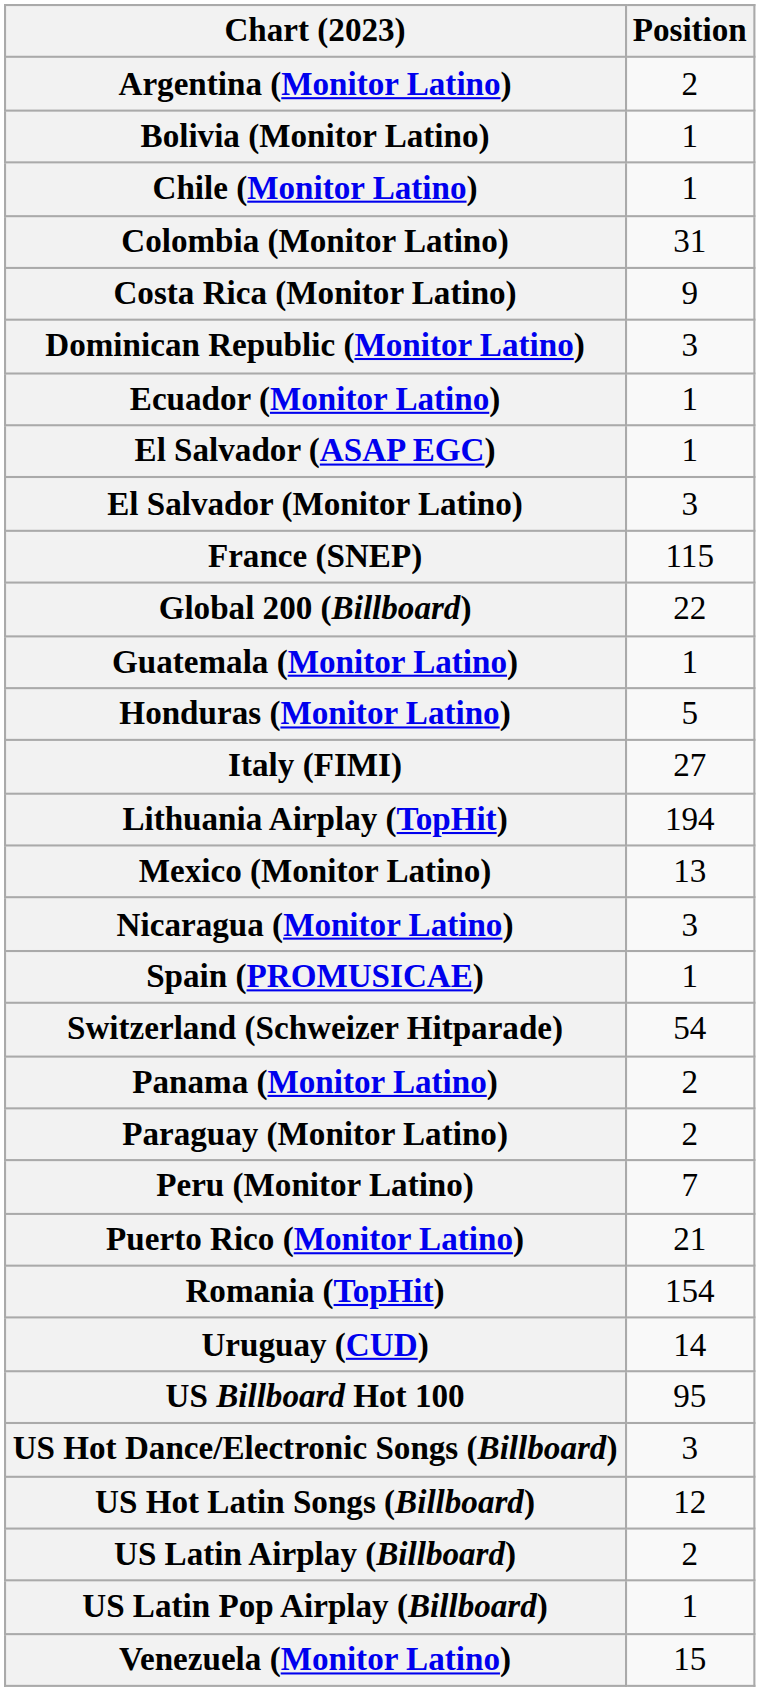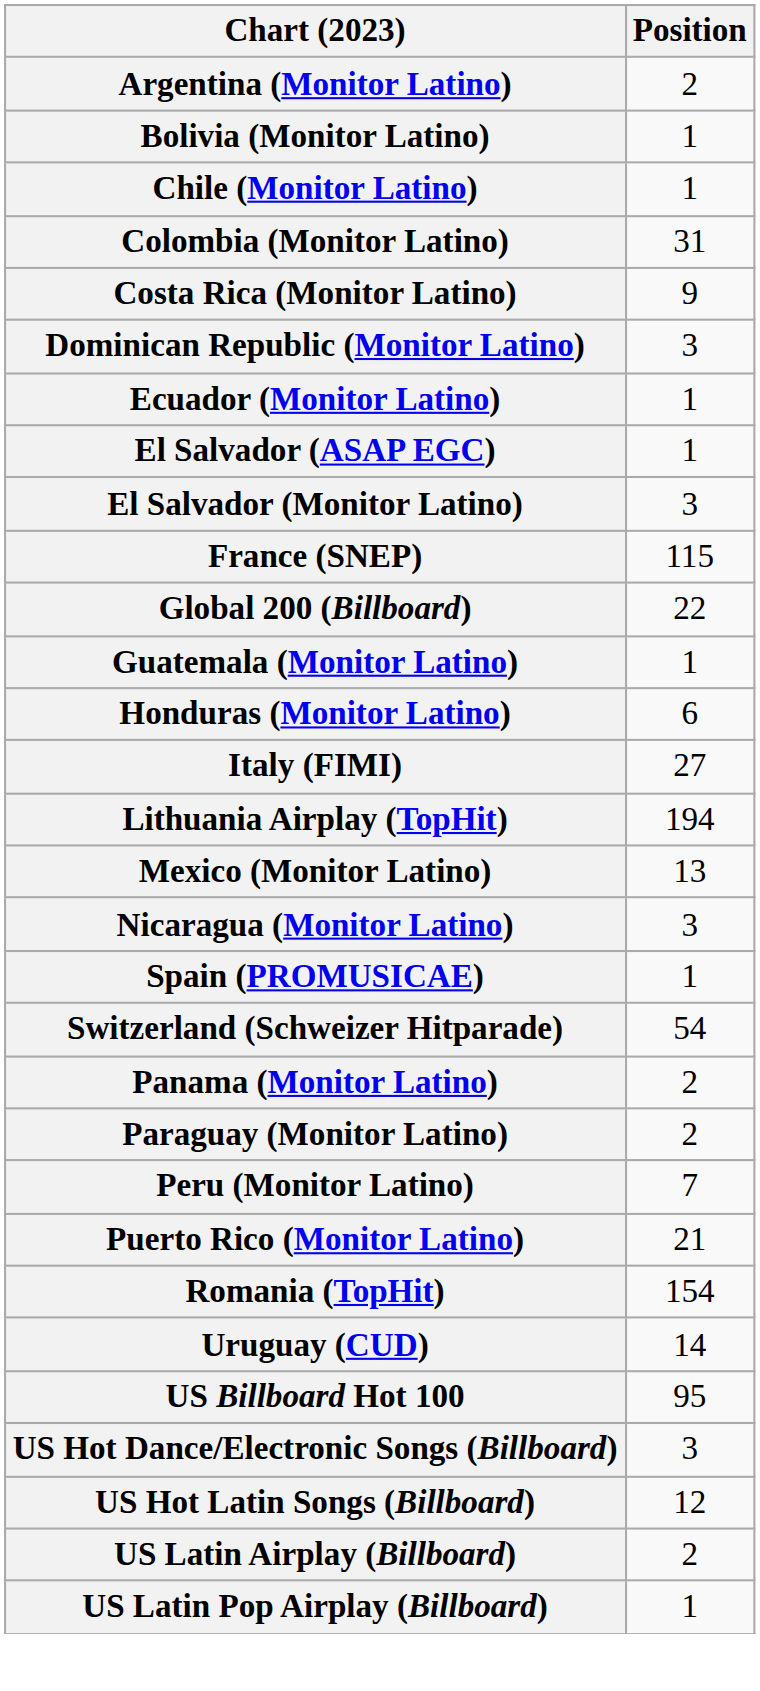(690, 713) 5 -> (690, 713) 6
- row: (315, 1659)
